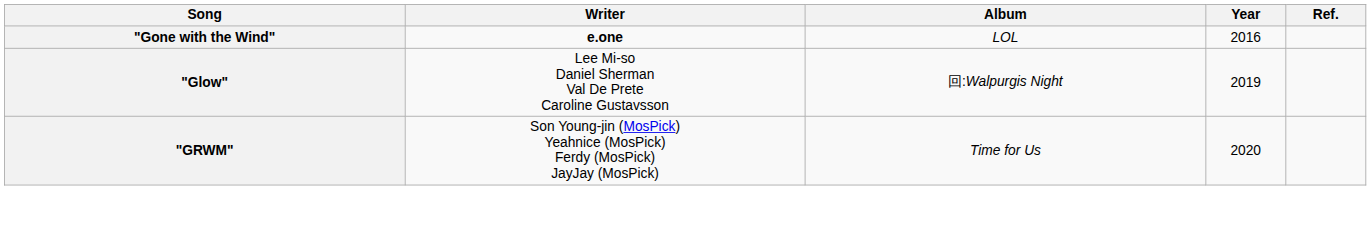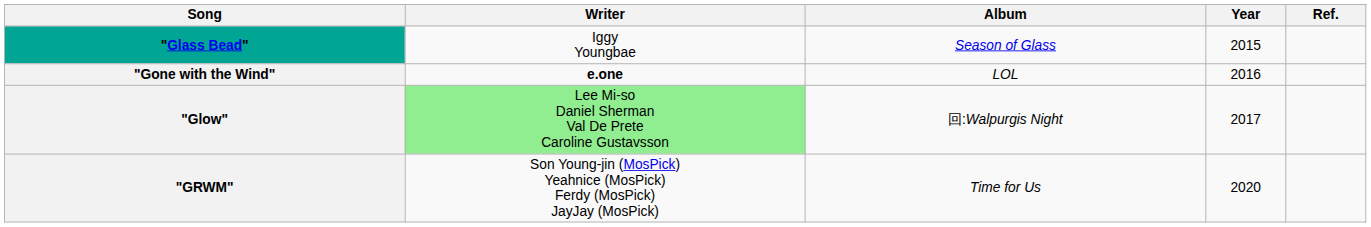+ row: (205, 44)
(605, 82) no background -> (605, 119) lightgreen background
(1246, 82) 2019 -> (1246, 119) 2017
